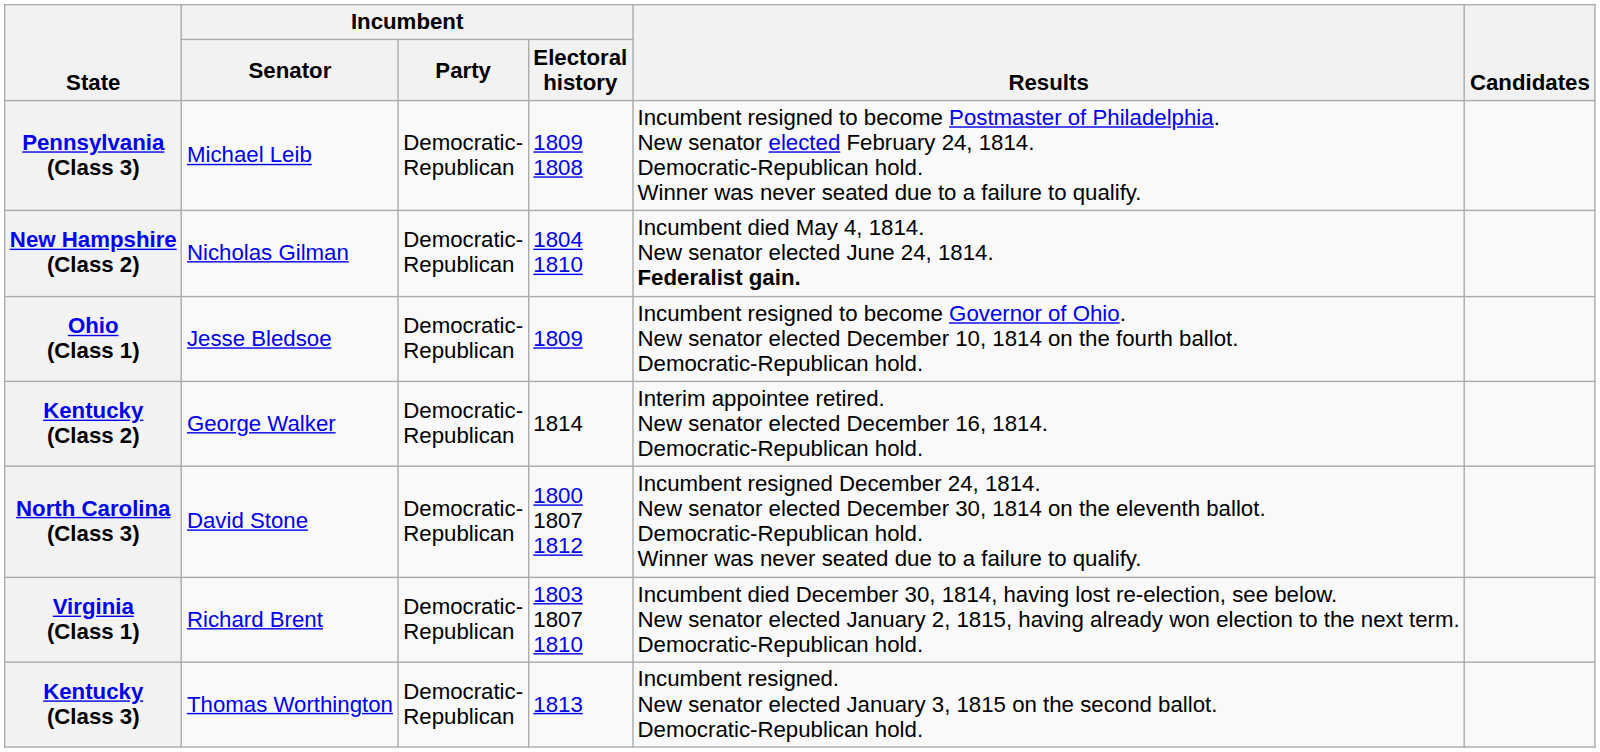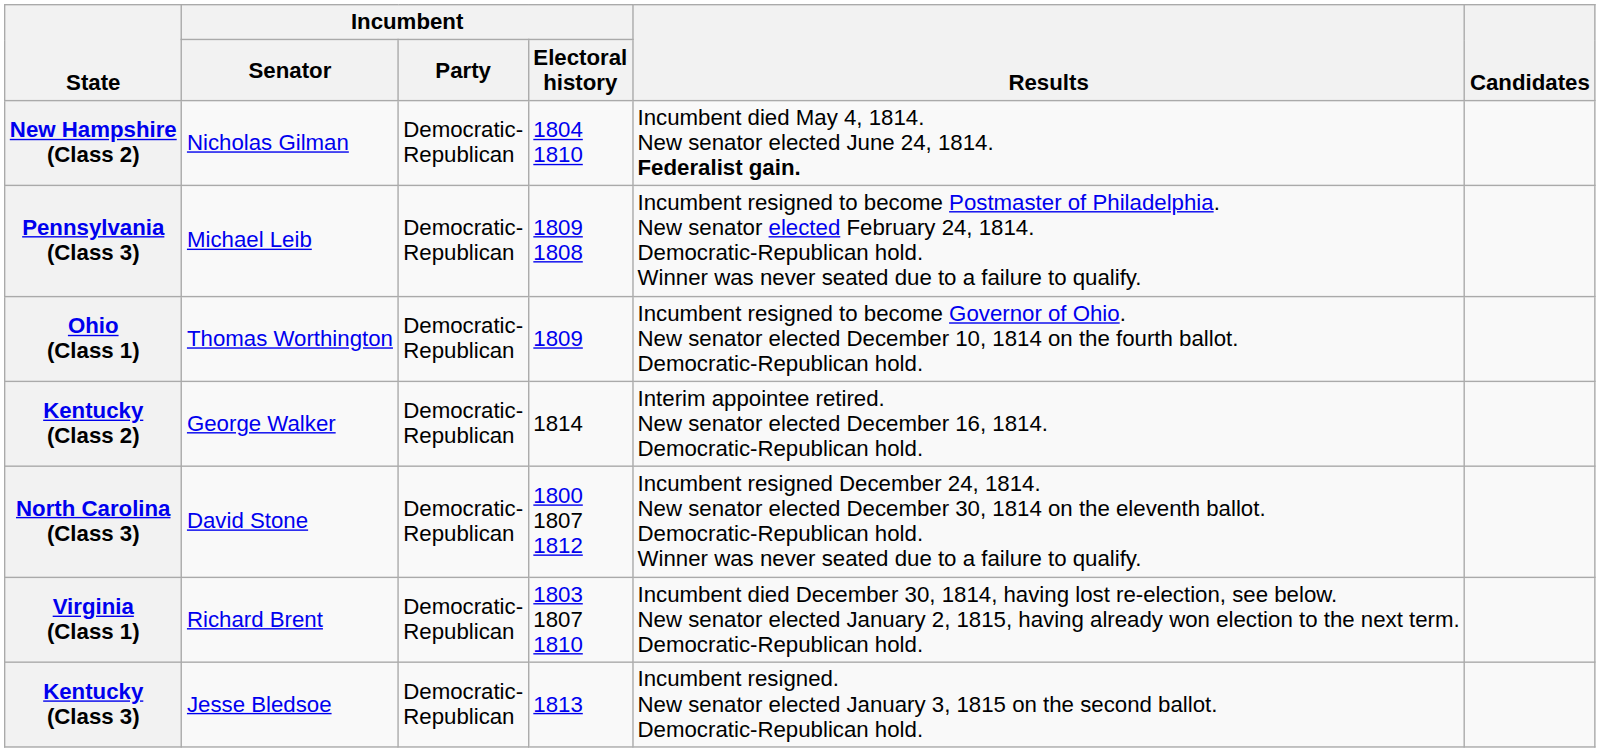rows swapped: (93, 155) <-> (93, 253)
(259, 338) Jesse Bledsoe -> (290, 338) Thomas Worthington
(290, 704) Thomas Worthington -> (259, 704) Jesse Bledsoe
